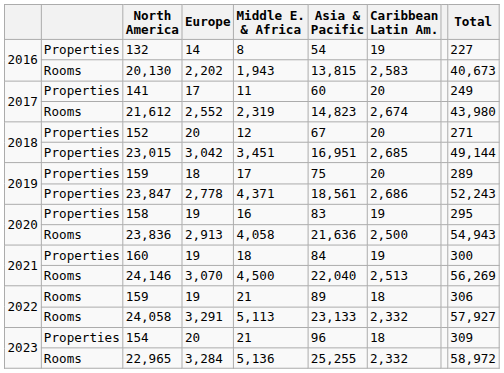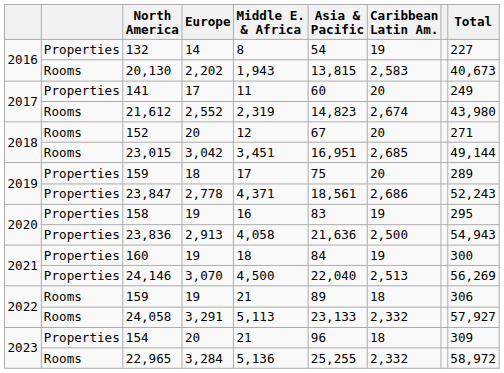(82, 132) Properties -> (63, 132) Rooms
(82, 153) Properties -> (63, 153) Rooms
(63, 235) Rooms -> (82, 235) Properties
(63, 276) Rooms -> (82, 276) Properties
